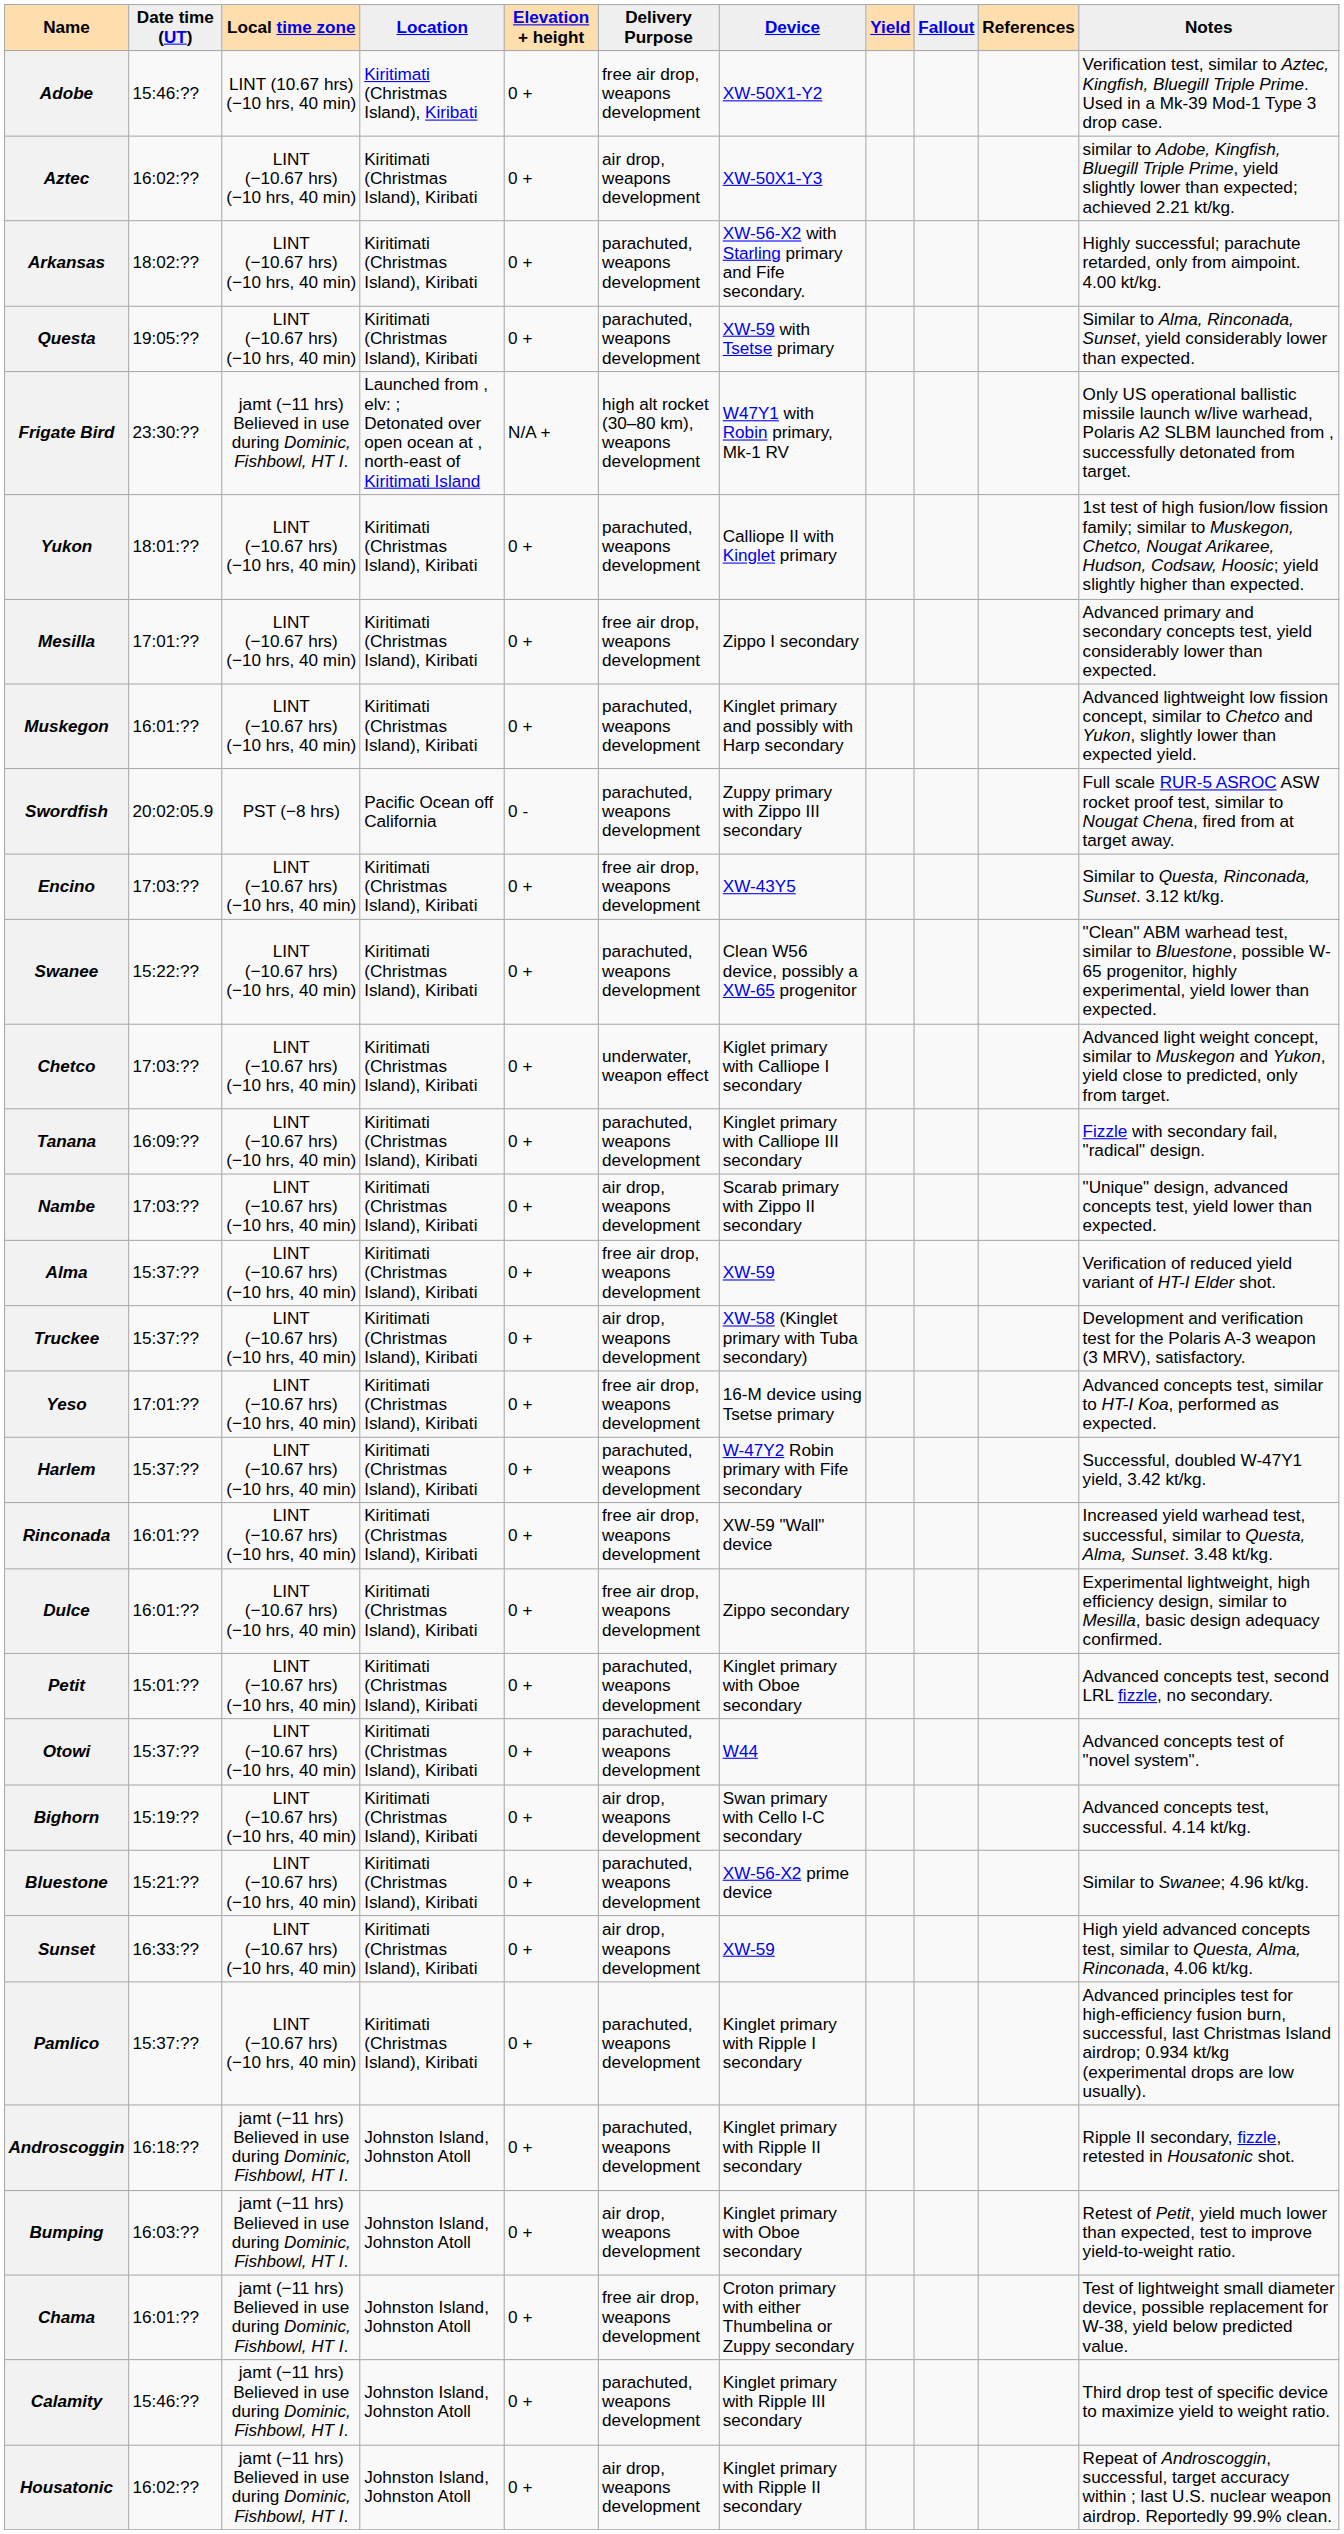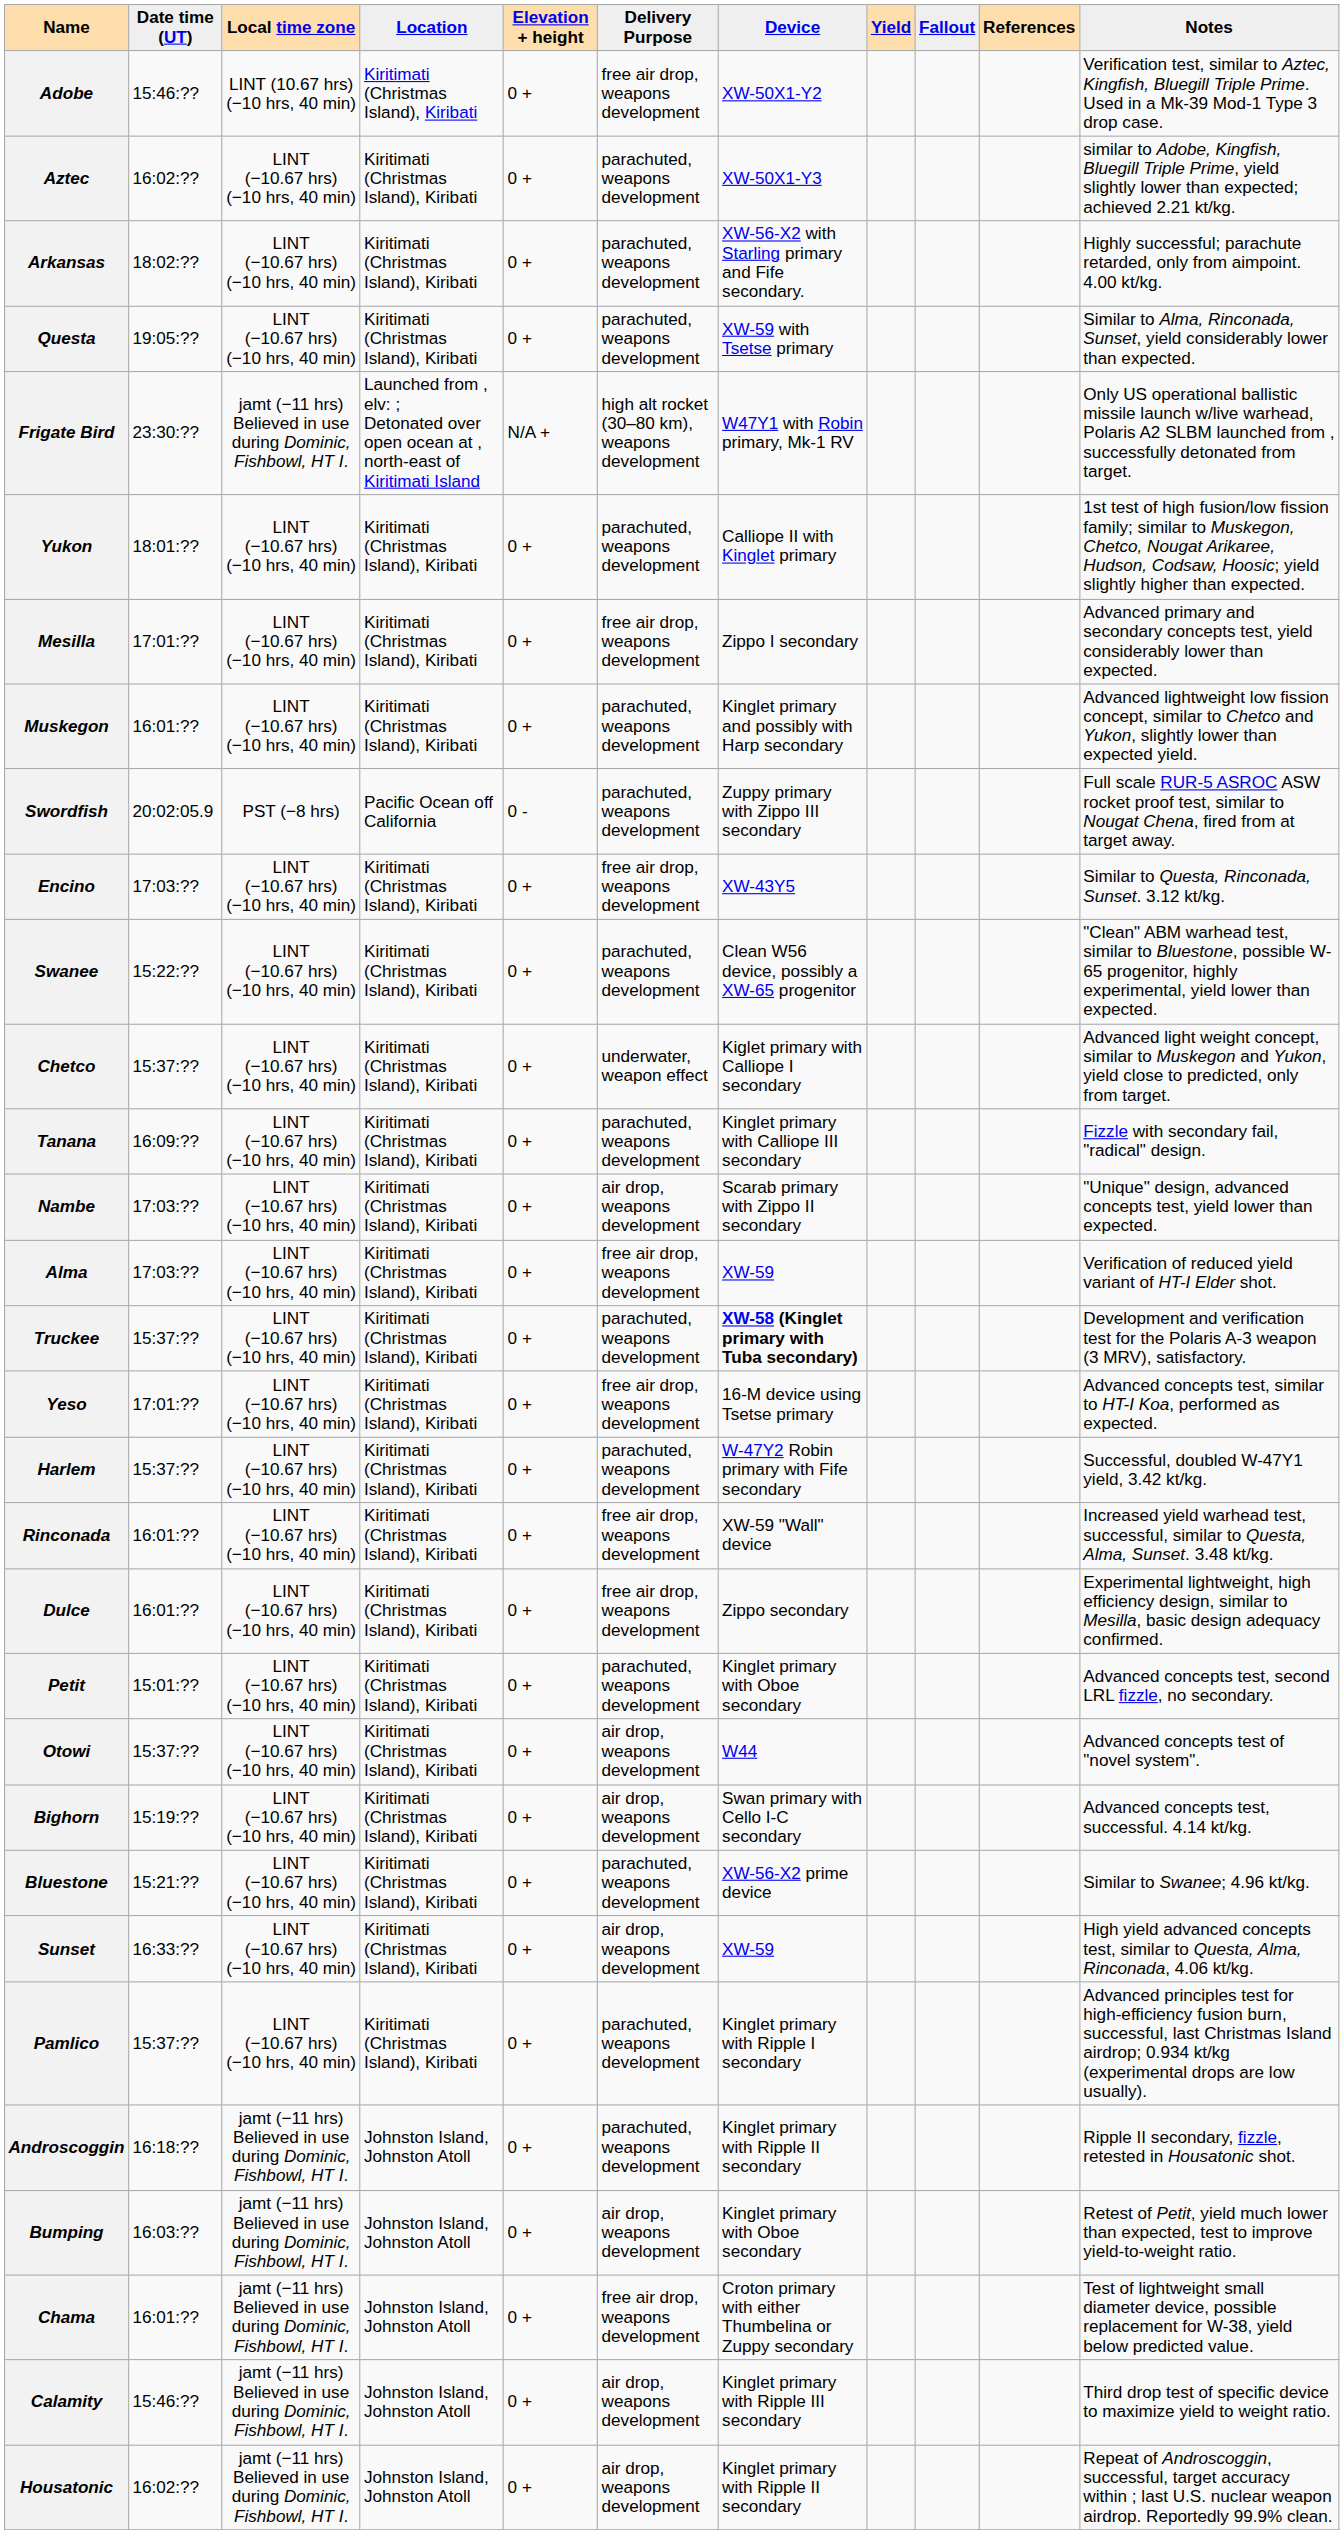(651, 178) air drop, weapons development -> (651, 178) parachuted, weapons development
(166, 1066) 17:03:?? -> (166, 1066) 15:37:??
(166, 1272) 15:37:?? -> (166, 1272) 17:03:??
(651, 1338) air drop, weapons development -> (651, 1338) parachuted, weapons development
(790, 1338) normal -> (790, 1338) bold
(651, 1751) parachuted, weapons development -> (651, 1751) air drop, weapons development
(651, 2402) parachuted, weapons development -> (651, 2402) air drop, weapons development
